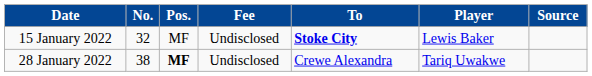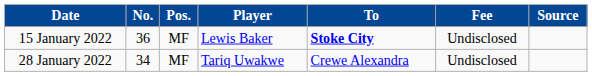columns swapped: (474, 15) <-> (244, 15)
(143, 37) 32 -> (143, 37) 36
(143, 60) 38 -> (143, 60) 34
(179, 60) bold -> (179, 60) normal
